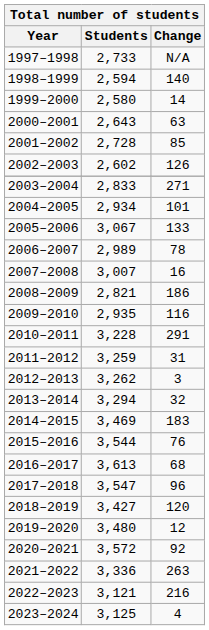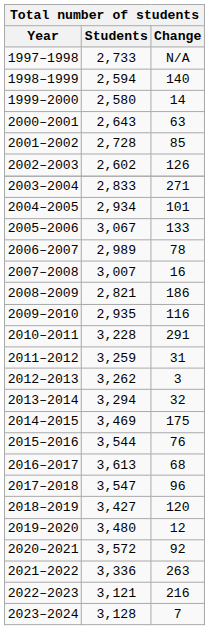(178, 422) 183 -> (178, 422) 175
(116, 614) 3,125 -> (116, 614) 3,128
(178, 614) 4 -> (178, 614) 7
